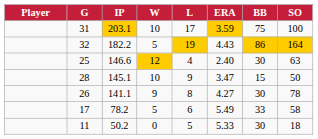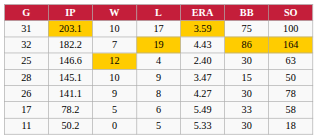- column: (36, 12)
(155, 45) 5 -> (114, 45) 7
